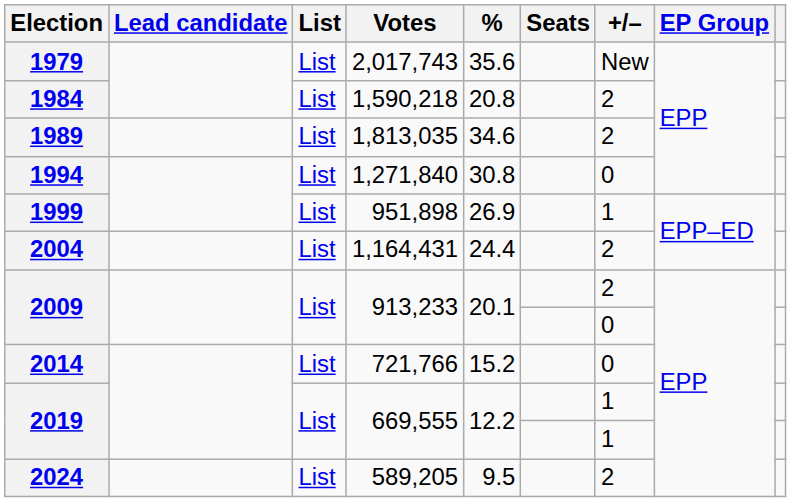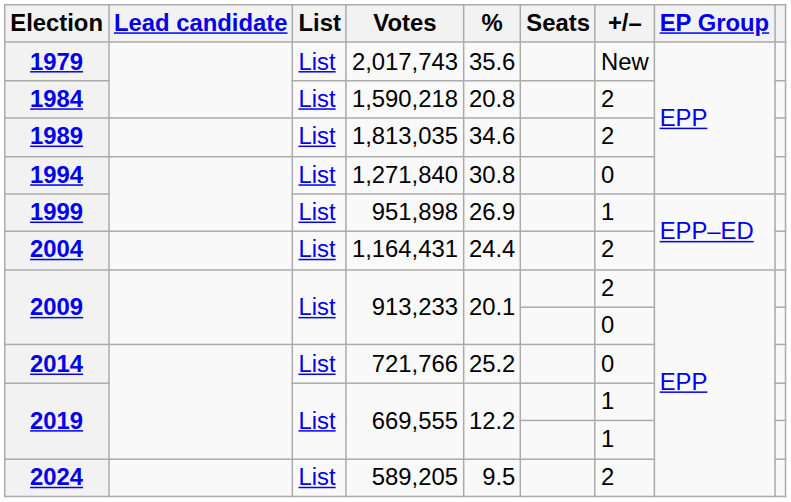(492, 363) 15.2 -> (492, 363) 25.2
